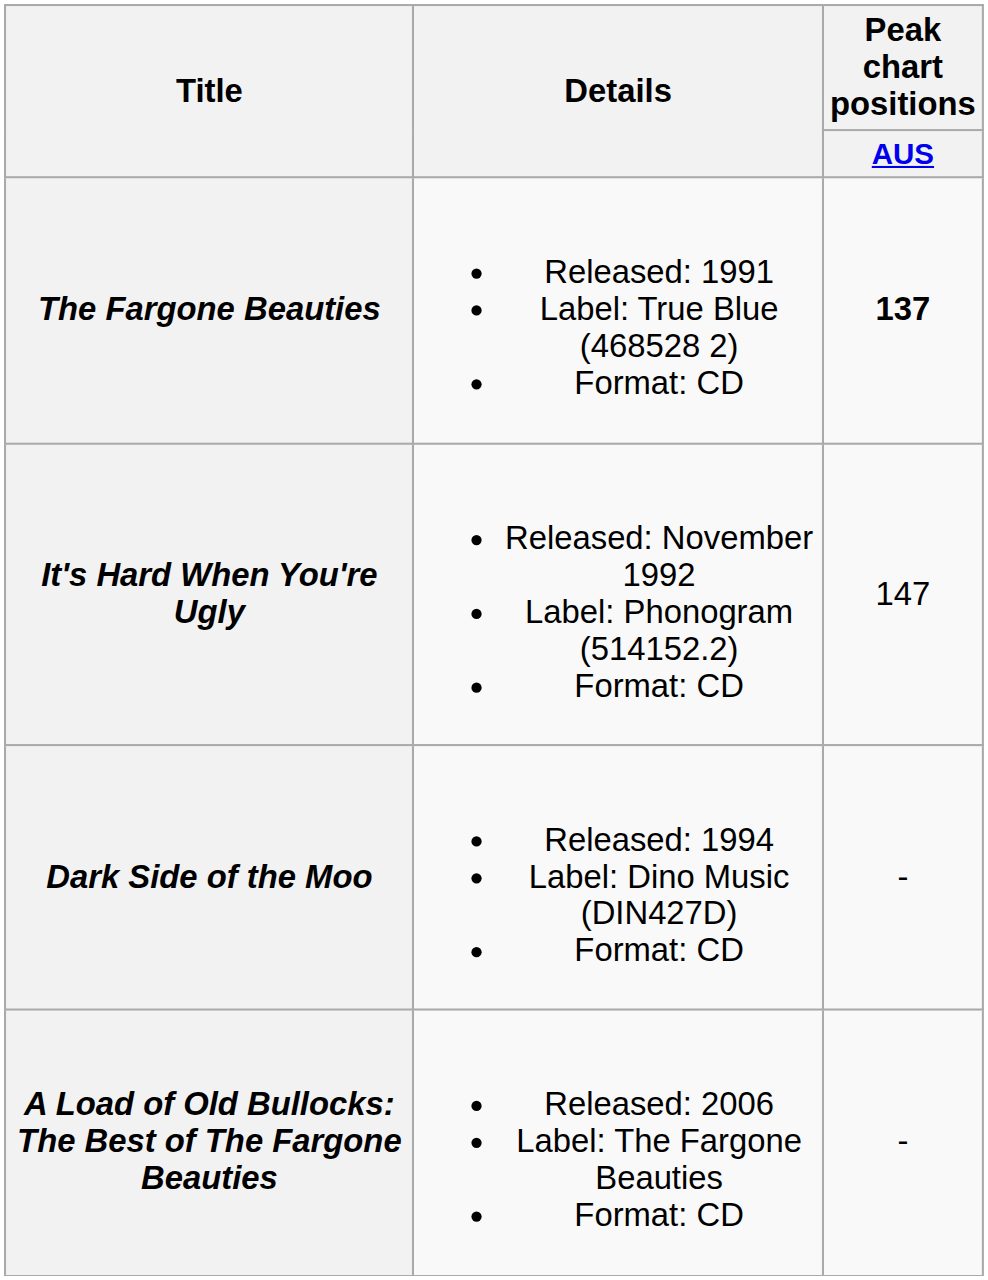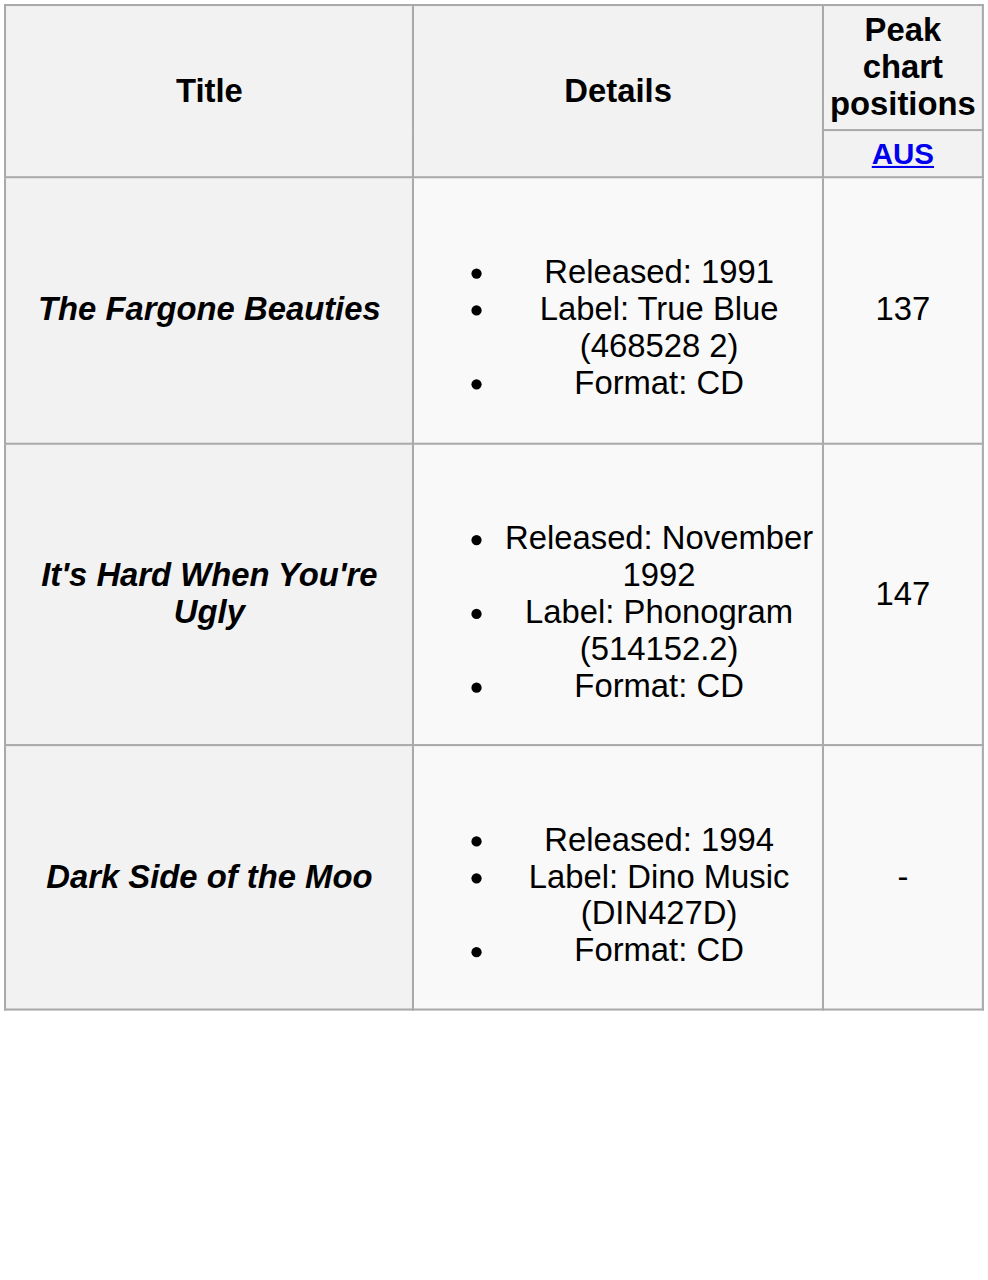(903, 309) bold -> (903, 309) normal
- row: (209, 1142)
